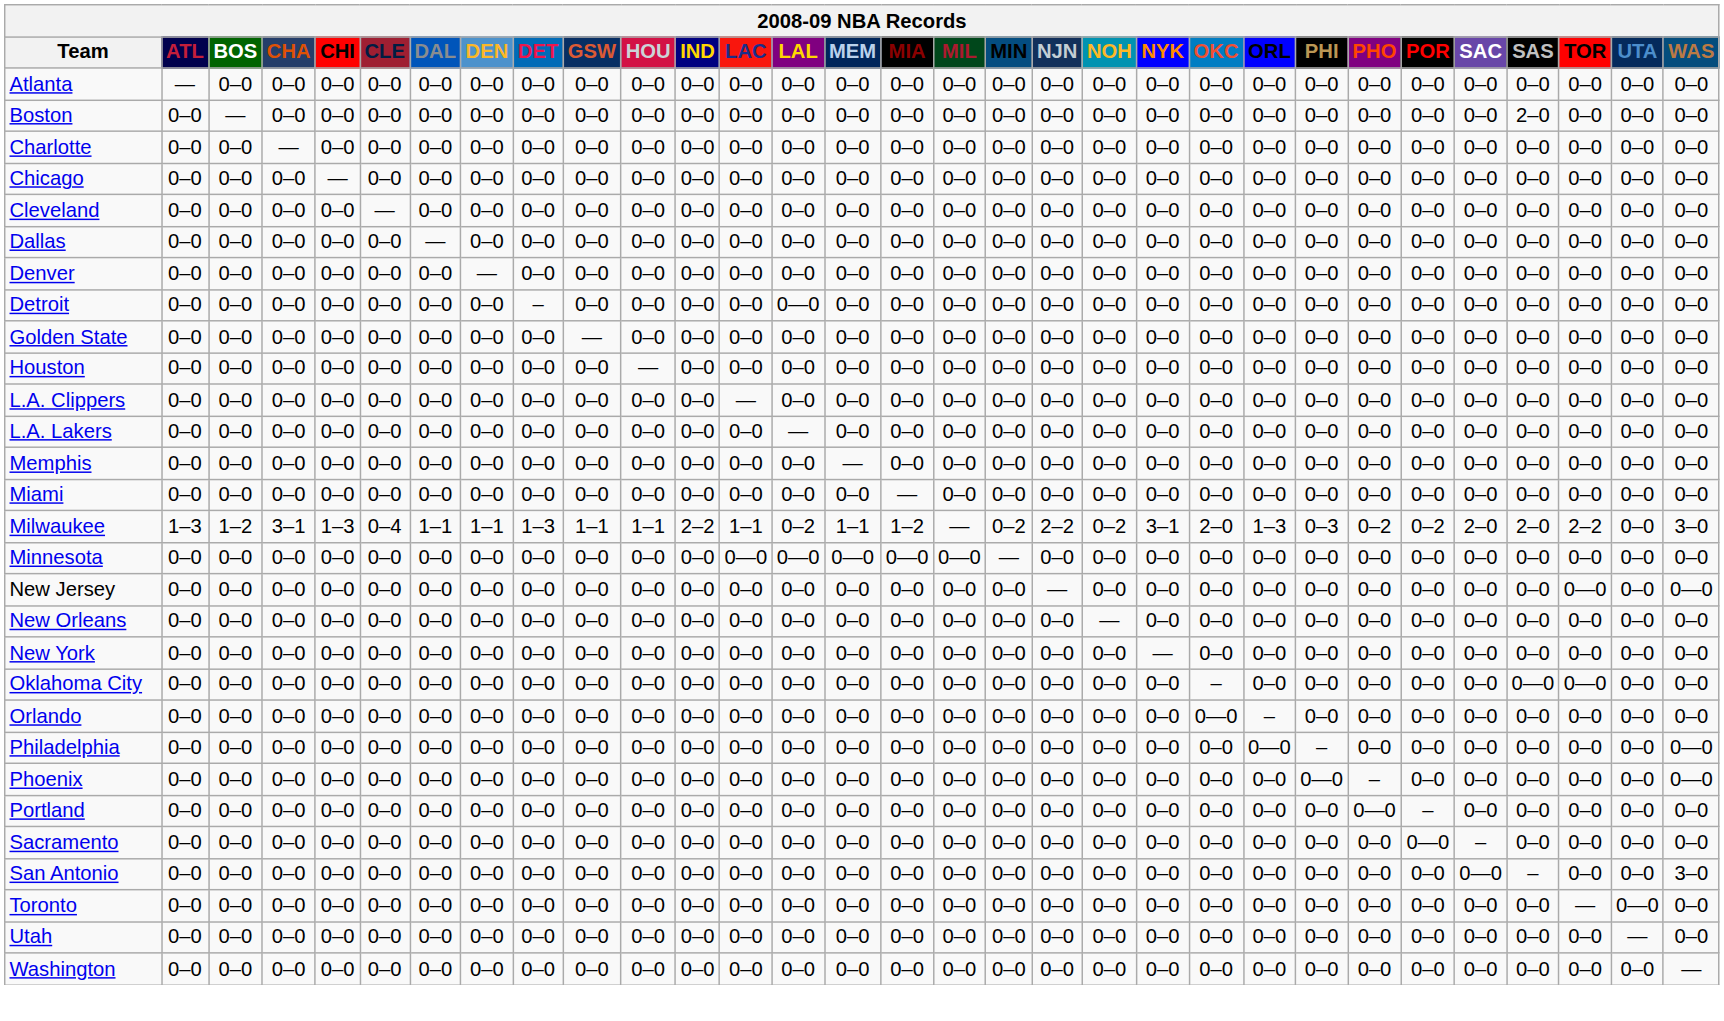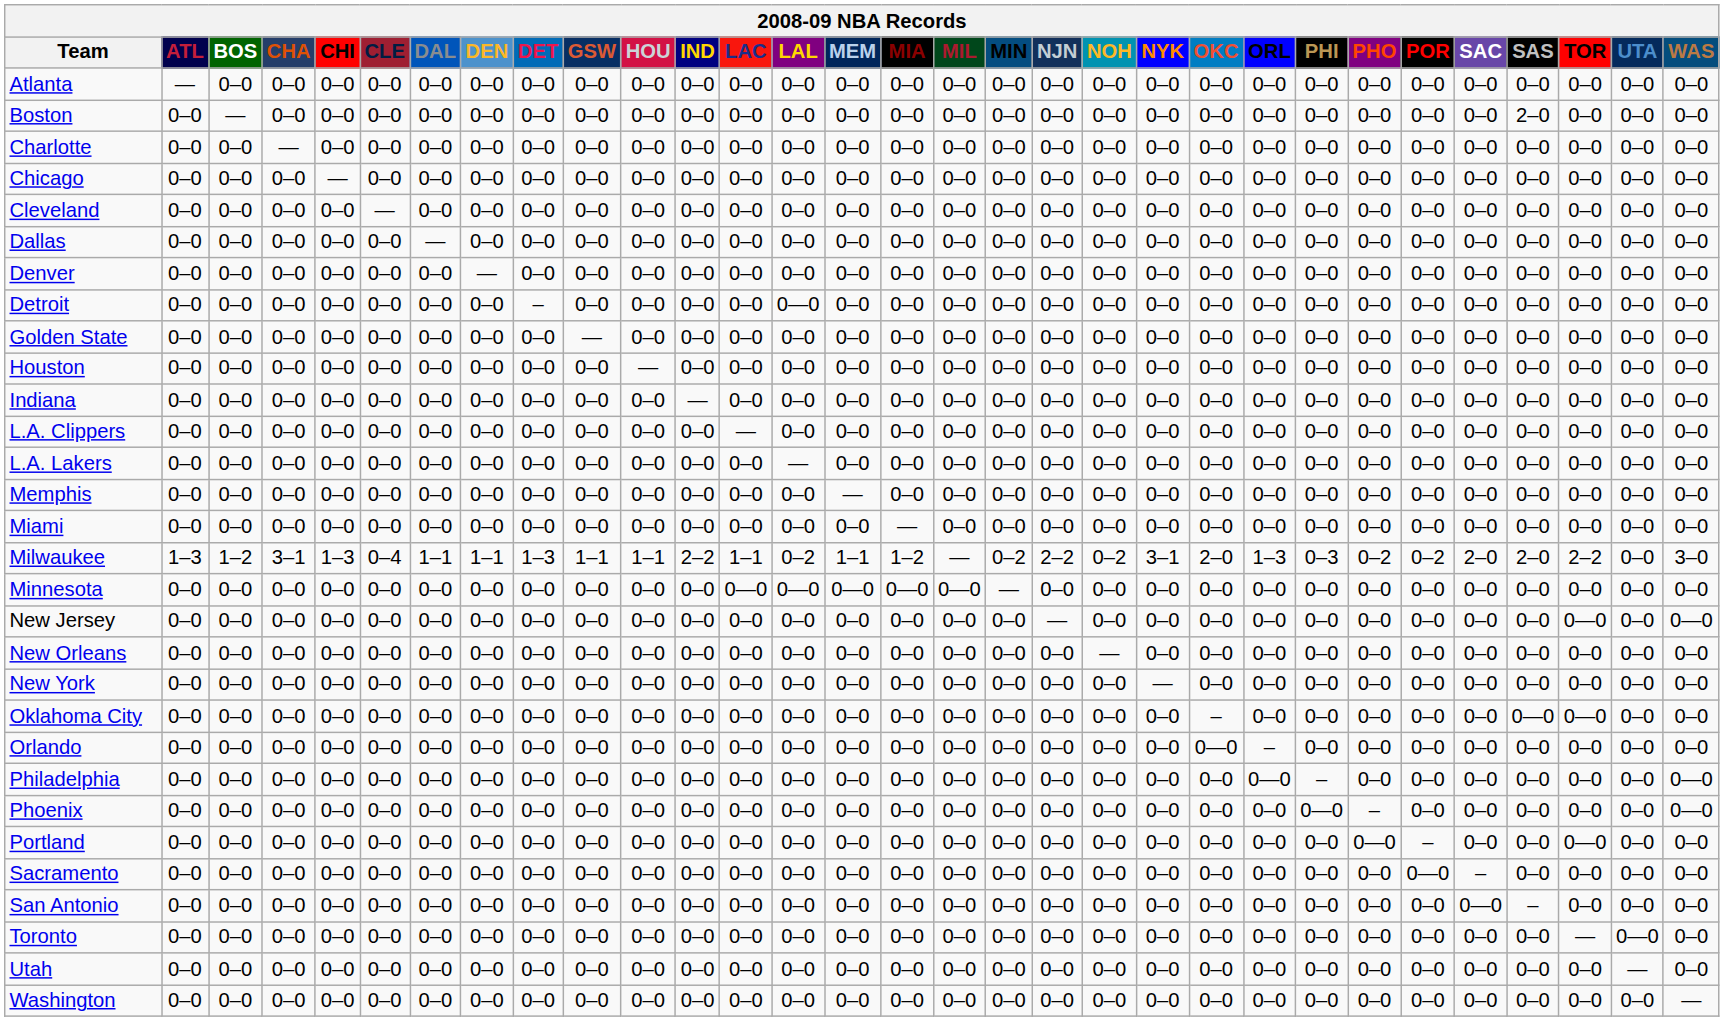+ row: (43, 400)
(1585, 810) 0–0 -> (1585, 842) 0—0
(1691, 874) 3–0 -> (1691, 905) 0–0
